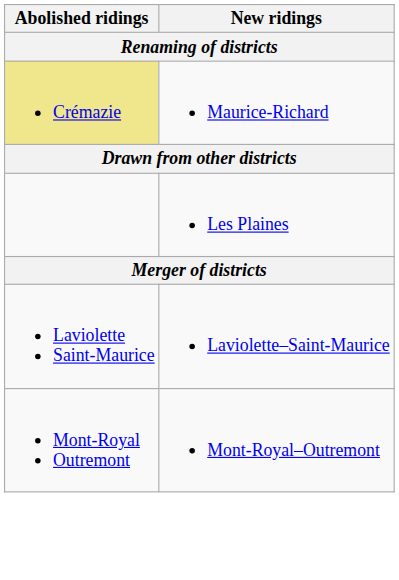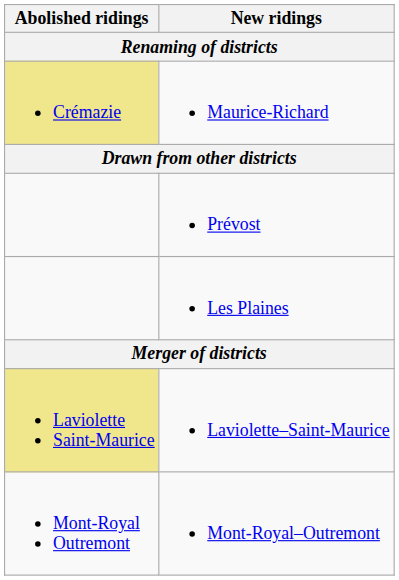+ row: (276, 225)
(82, 346) no background -> (82, 430) khaki background
